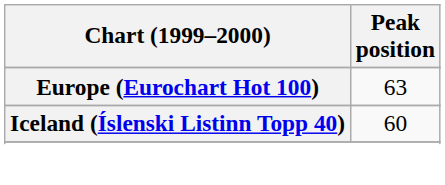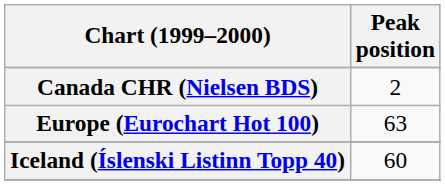+ row: (178, 86)
